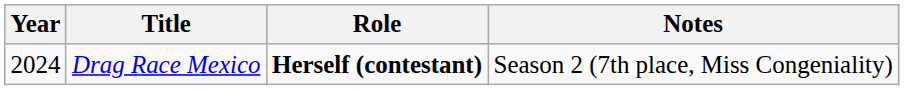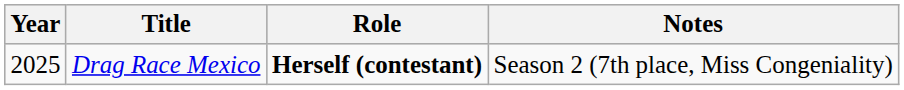(35, 63) 2024 -> (35, 63) 2025
